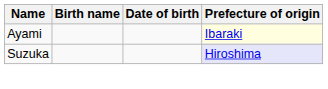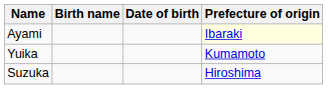+ row: (23, 53)
(233, 53) lavender background -> (233, 73) no background
